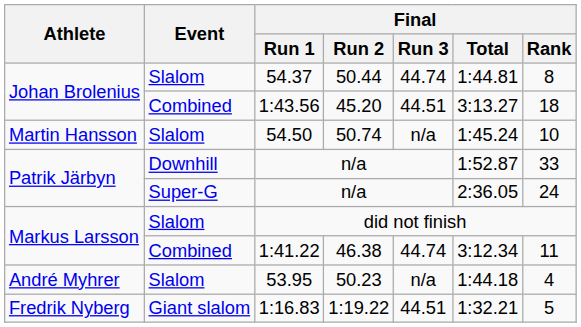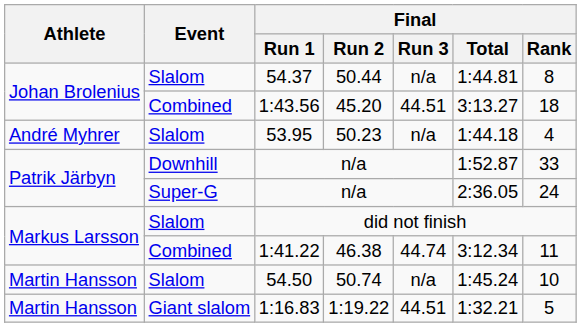(423, 77) 44.74 -> (423, 77) n/a
rows swapped: (177, 135) <-> (177, 280)
(69, 308) Fredrik Nyberg -> (73, 308) Martin Hansson
